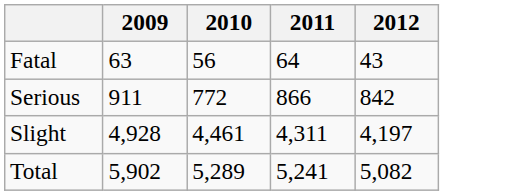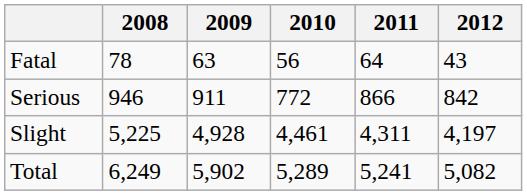+ column: (145, 23)
